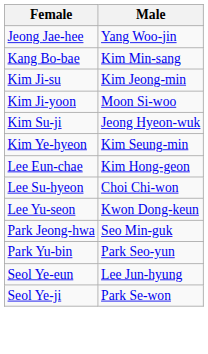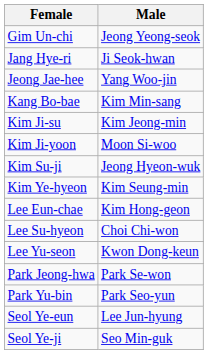+ row: (40, 36)
+ row: (39, 58)
(137, 230) Seo Min-guk -> (136, 274) Park Se-won
(136, 295) Park Se-won -> (137, 338) Seo Min-guk
